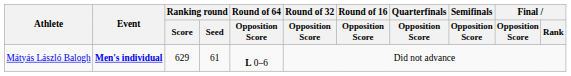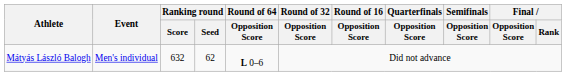(129, 58) bold -> (126, 58) normal
(182, 58) 629 -> (177, 58) 632
(215, 58) 61 -> (210, 58) 62
